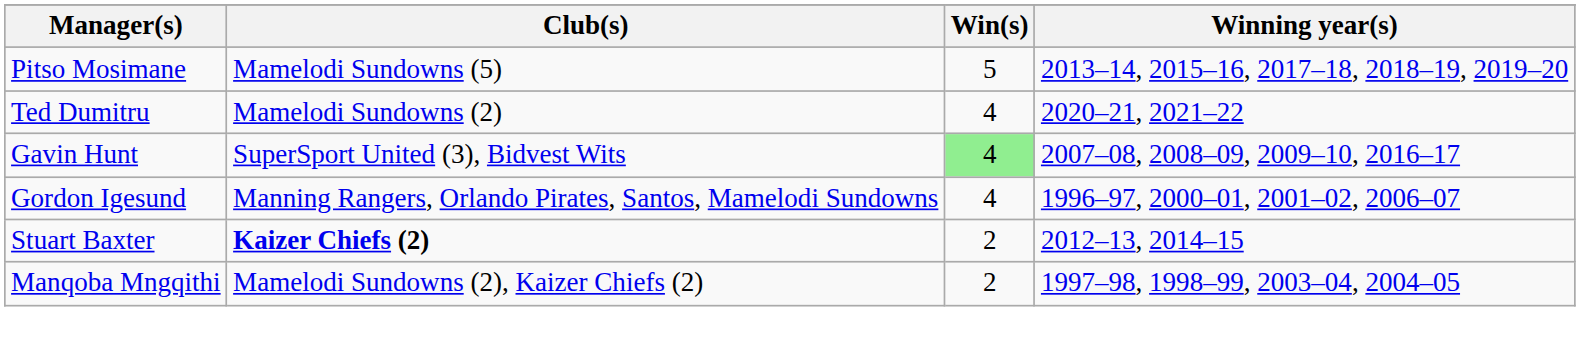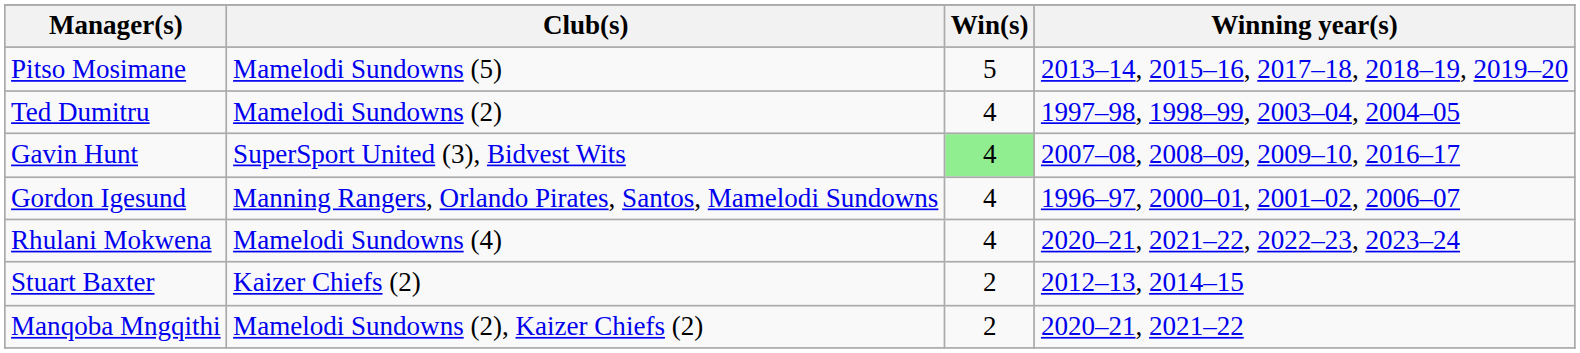(1142, 111) 2020–21, 2021–22 -> (1250, 111) 1997–98, 1998–99, 2003–04, 2004–05
+ row: (111, 240)
(331, 240) bold -> (327, 283) normal
(1250, 283) 1997–98, 1998–99, 2003–04, 2004–05 -> (1142, 326) 2020–21, 2021–22
